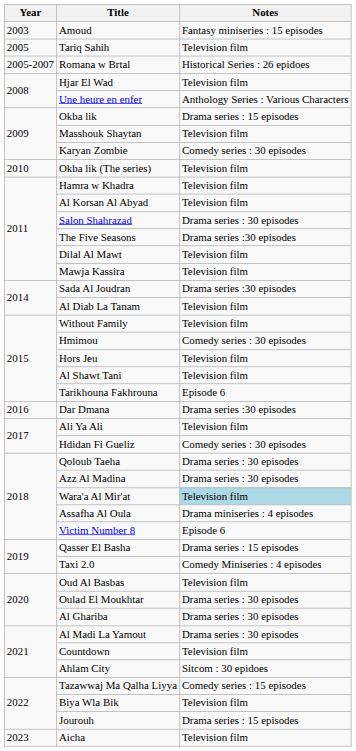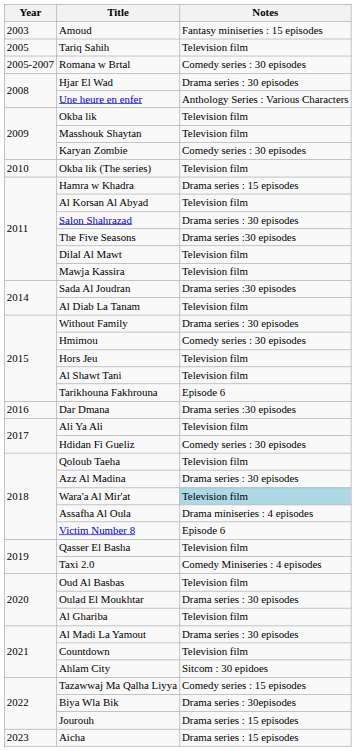(246, 64) Historical Series : 26 epidoes -> (244, 64) Comedy series : 30 episodes
(215, 82) Television film -> (240, 82) Drama series : 30 episodes
(240, 116) Drama series : 15 episodes -> (215, 116) Television film
(215, 185) Television film -> (240, 185) Drama series : 15 episodes
(215, 323) Television film -> (240, 323) Drama series : 30 episodes
(240, 461) Drama series : 30 episodes -> (215, 461) Television film
(240, 548) Drama series : 15 episodes -> (215, 548) Television film
(240, 617) Drama series : 30 episodes -> (215, 617) Television film
(215, 703) Television film -> (239, 703) Drama series : 30episodes
(215, 737) Television film -> (240, 737) Drama series : 15 episodes
